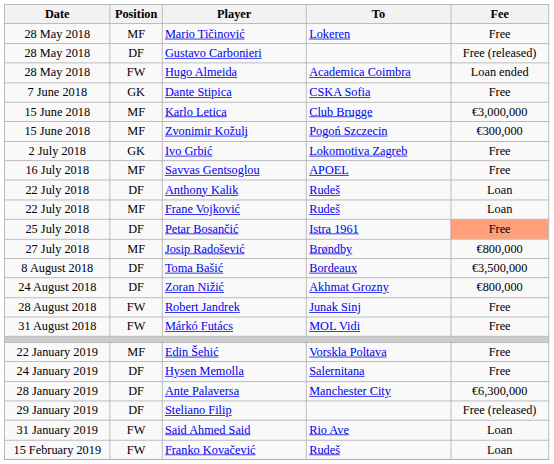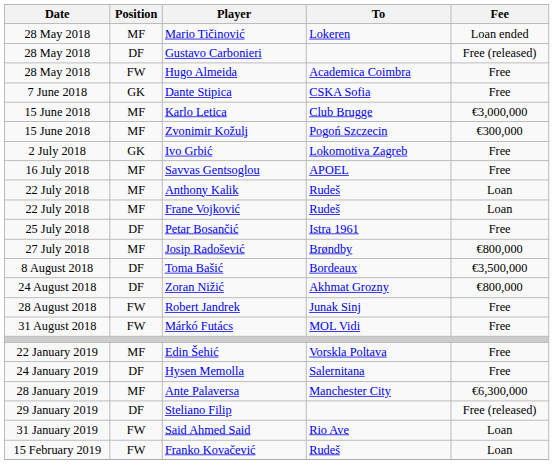(500, 33) Free -> (500, 33) Loan ended
(500, 72) Loan ended -> (500, 72) Free
(136, 190) DF -> (136, 190) MF
(500, 229) lightsalmon background -> (500, 229) no background
(136, 391) DF -> (136, 391) MF
